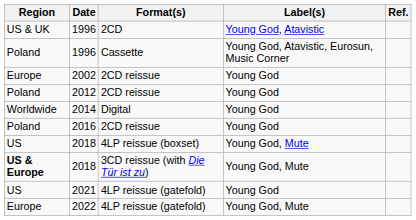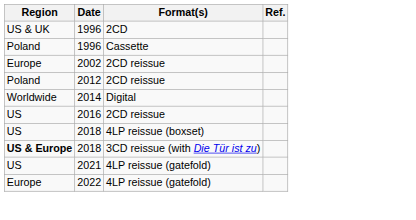- column: (304, 13)
(23, 127) Poland -> (14, 115) US
